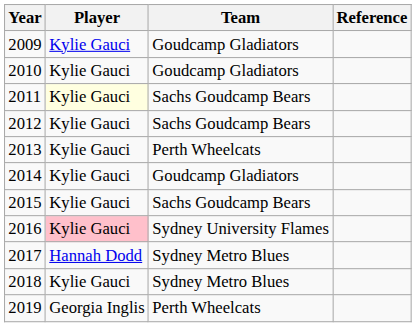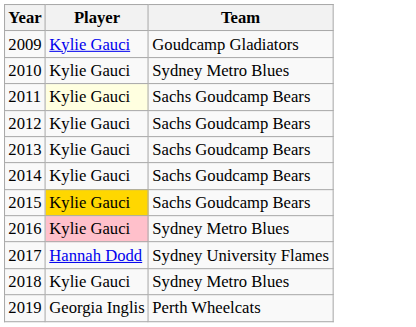- column: (372, 17)
(226, 70) Goudcamp Gladiators -> (221, 70) Sydney Metro Blues
(206, 149) Perth Wheelcats -> (231, 149) Sachs Goudcamp Bears
(226, 176) Goudcamp Gladiators -> (231, 176) Sachs Goudcamp Bears
(90, 202) no background -> (90, 202) gold background
(241, 228) Sydney University Flames -> (221, 228) Sydney Metro Blues
(221, 255) Sydney Metro Blues -> (241, 255) Sydney University Flames
